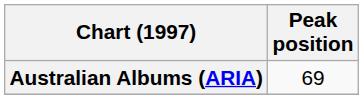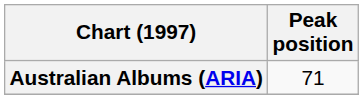(313, 77) 69 -> (313, 77) 71
